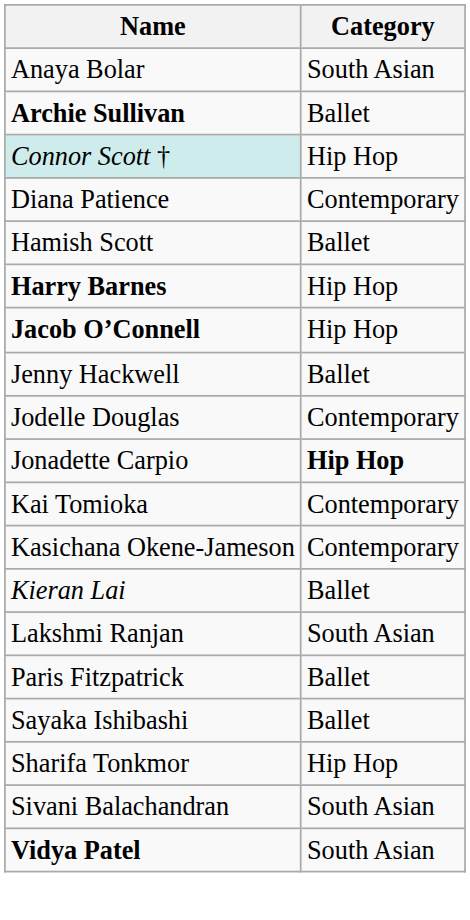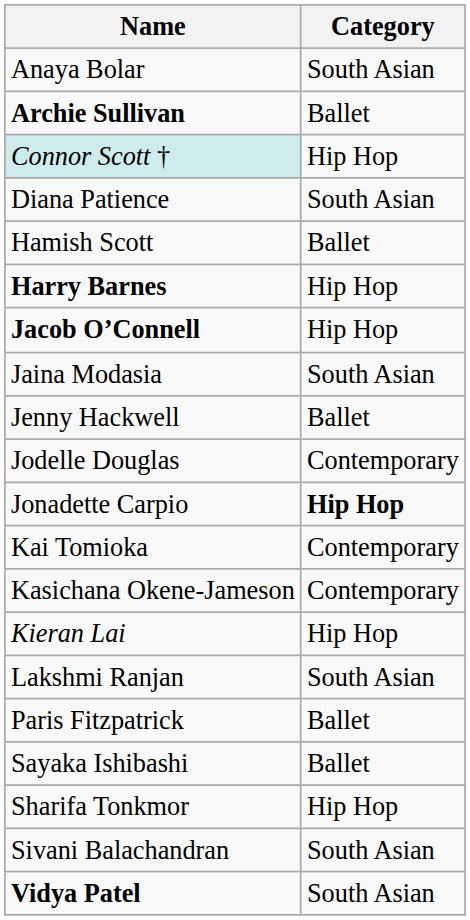(383, 199) Contemporary -> (371, 199) South Asian
+ row: (86, 373)
(338, 590) Ballet -> (353, 633) Hip Hop
